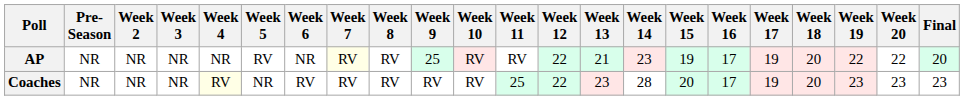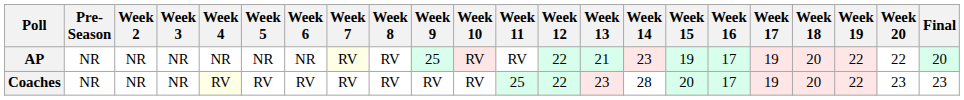(263, 59) RV -> (263, 59) NR
(263, 83) NR -> (263, 83) RV
(856, 83) 23 -> (856, 83) 22
